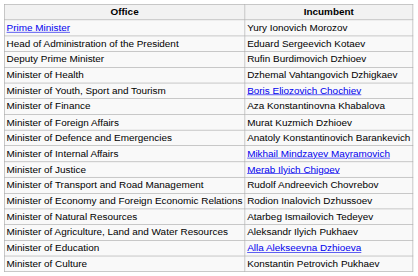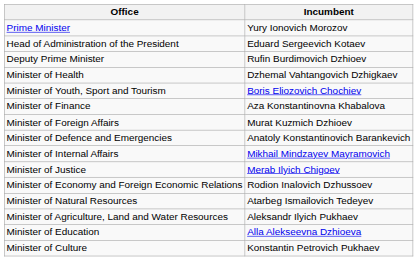- row: (105, 185)
